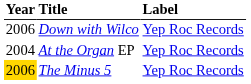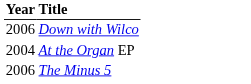- column: (160, 9)
(20, 70) gold background -> (20, 70) no background
